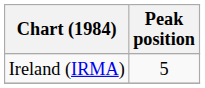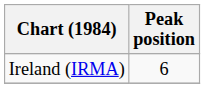(164, 68) 5 -> (164, 68) 6
